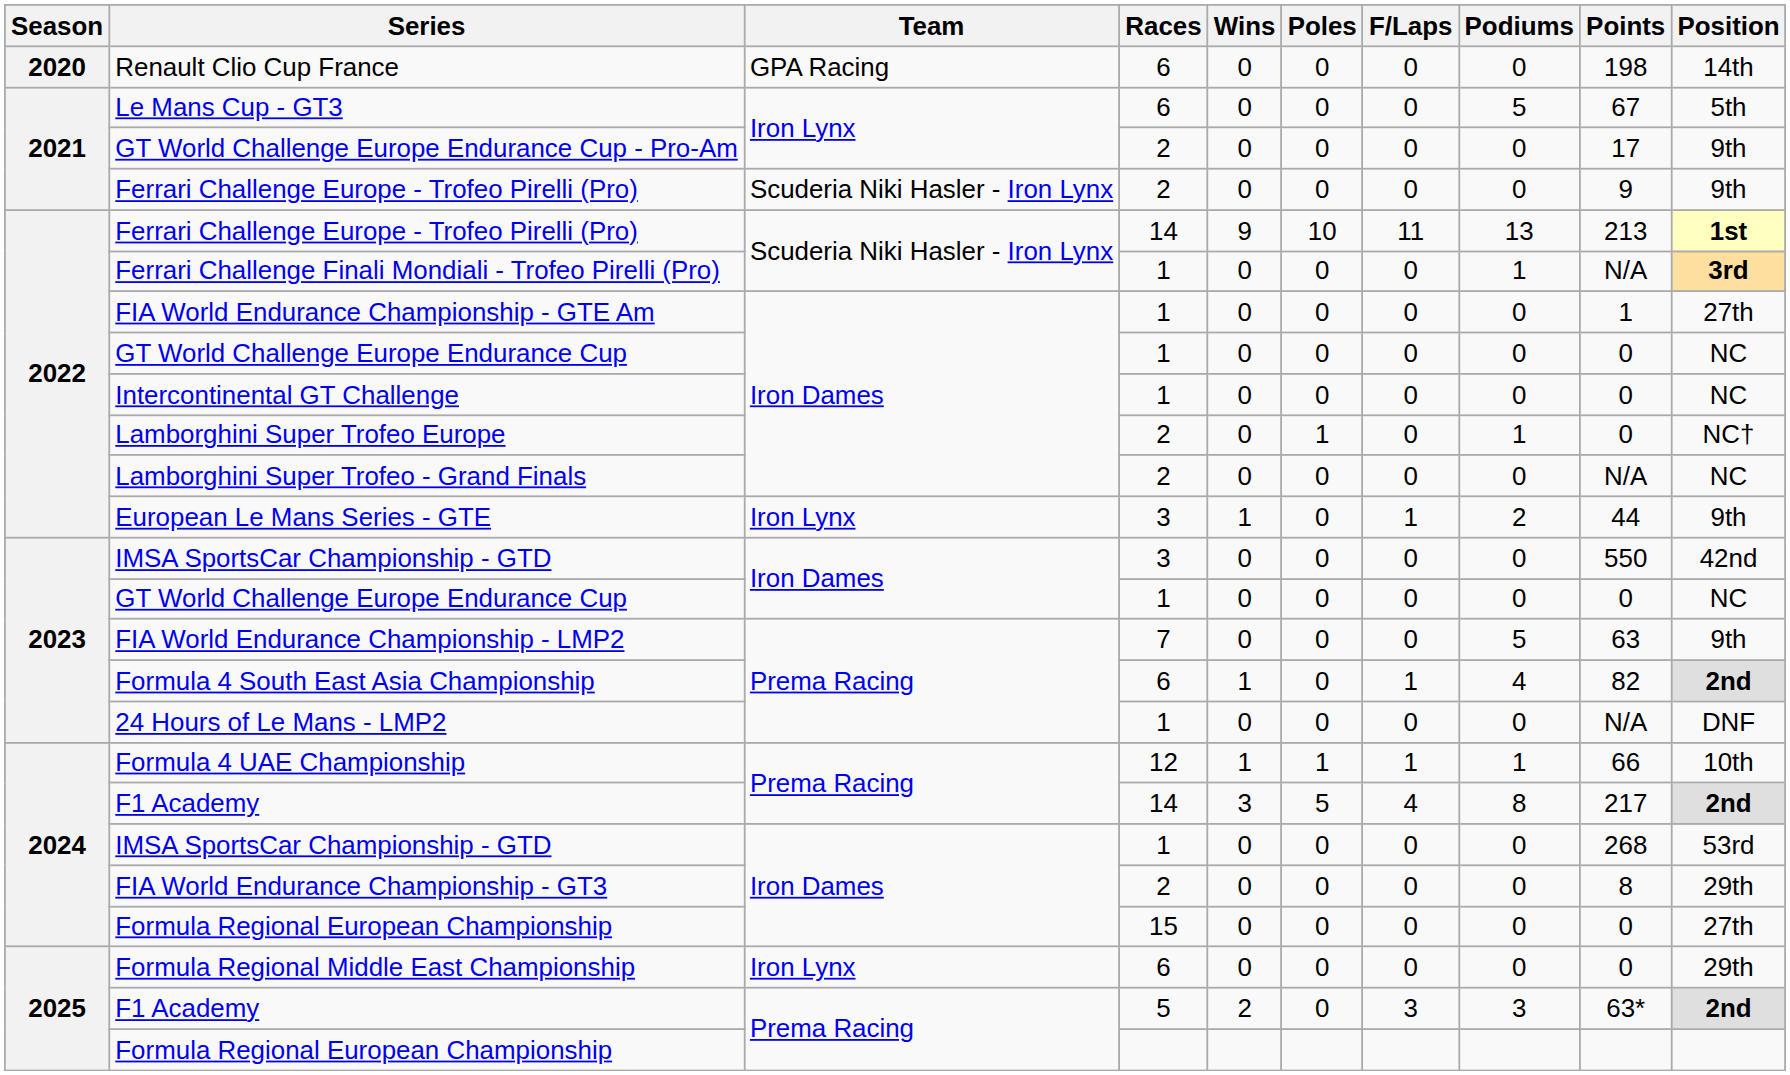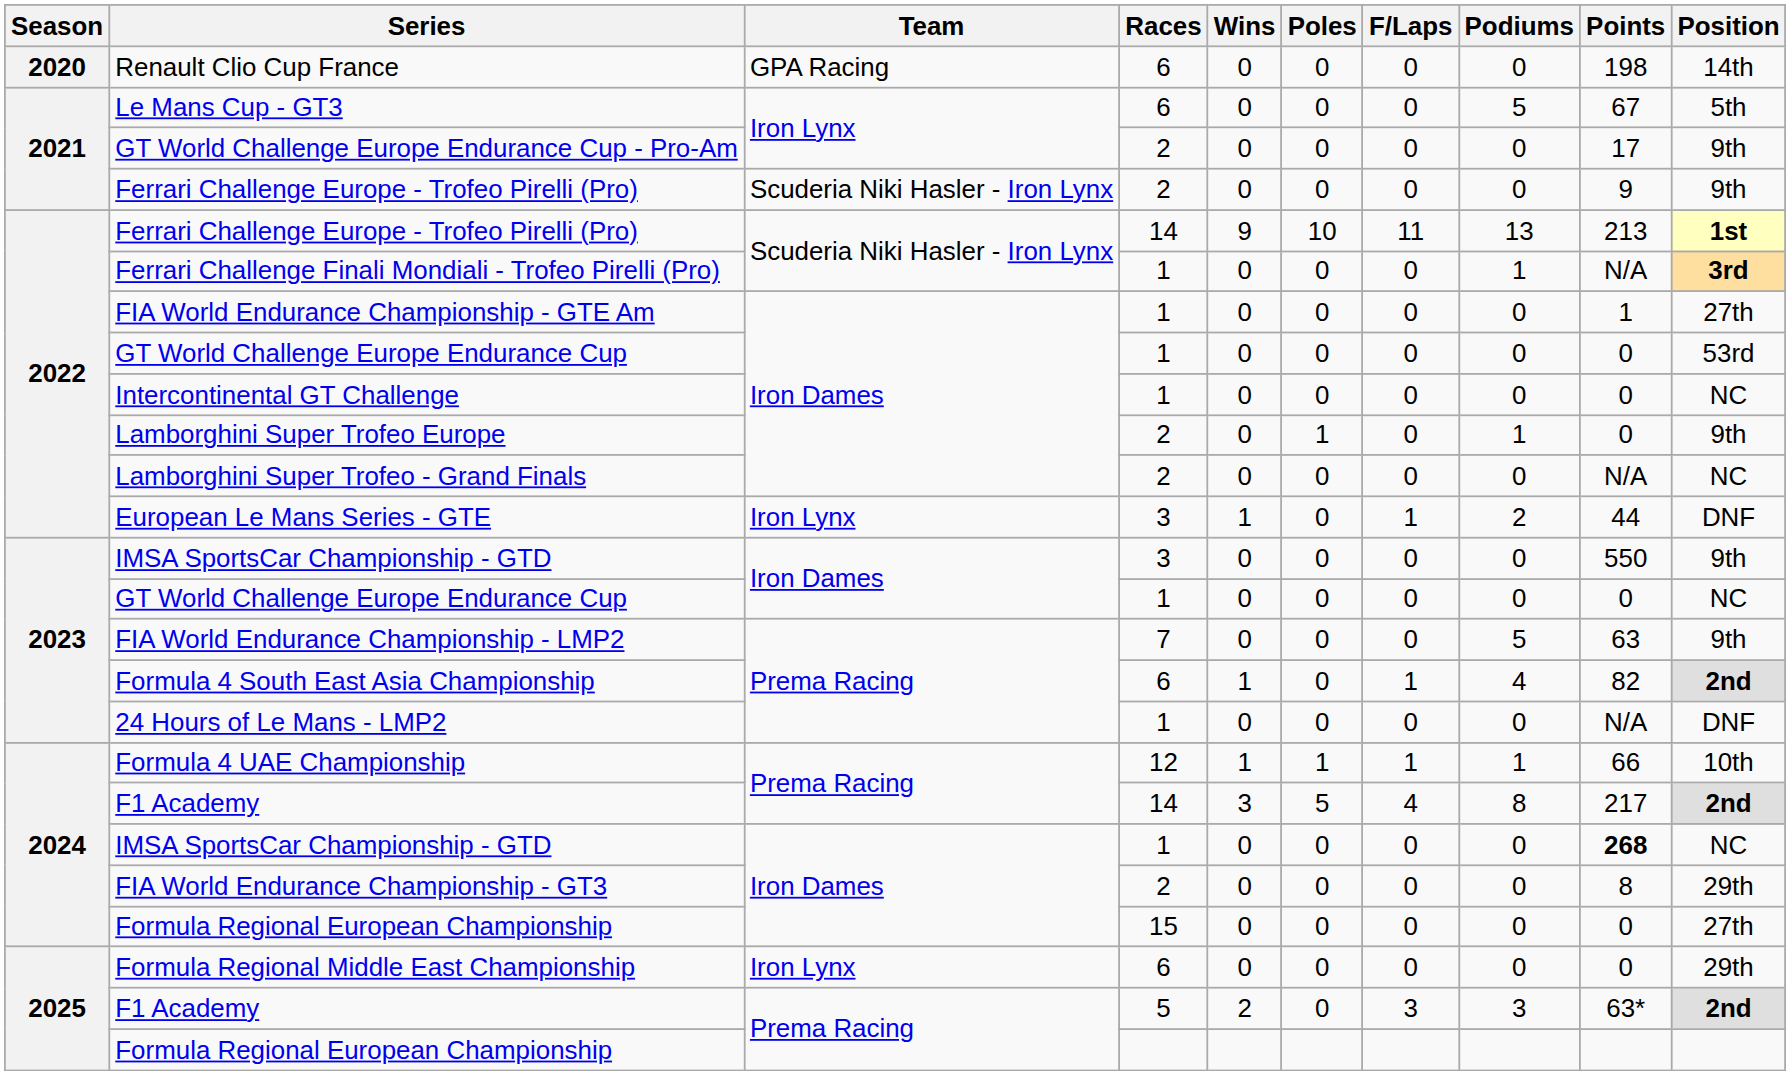(1729, 353) NC -> (1729, 353) 53rd
(1729, 435) NC† -> (1729, 435) 9th
(1729, 517) 9th -> (1729, 517) DNF
(1729, 558) 42nd -> (1729, 558) 9th
(1626, 845) normal -> (1626, 845) bold
(1729, 845) 53rd -> (1729, 845) NC
